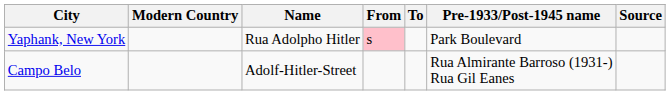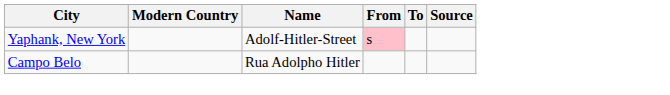- column: (521, 16)
(302, 39) Rua Adolpho Hitler -> (301, 39) Adolf-Hitler-Street
(301, 70) Adolf-Hitler-Street -> (302, 62) Rua Adolpho Hitler
